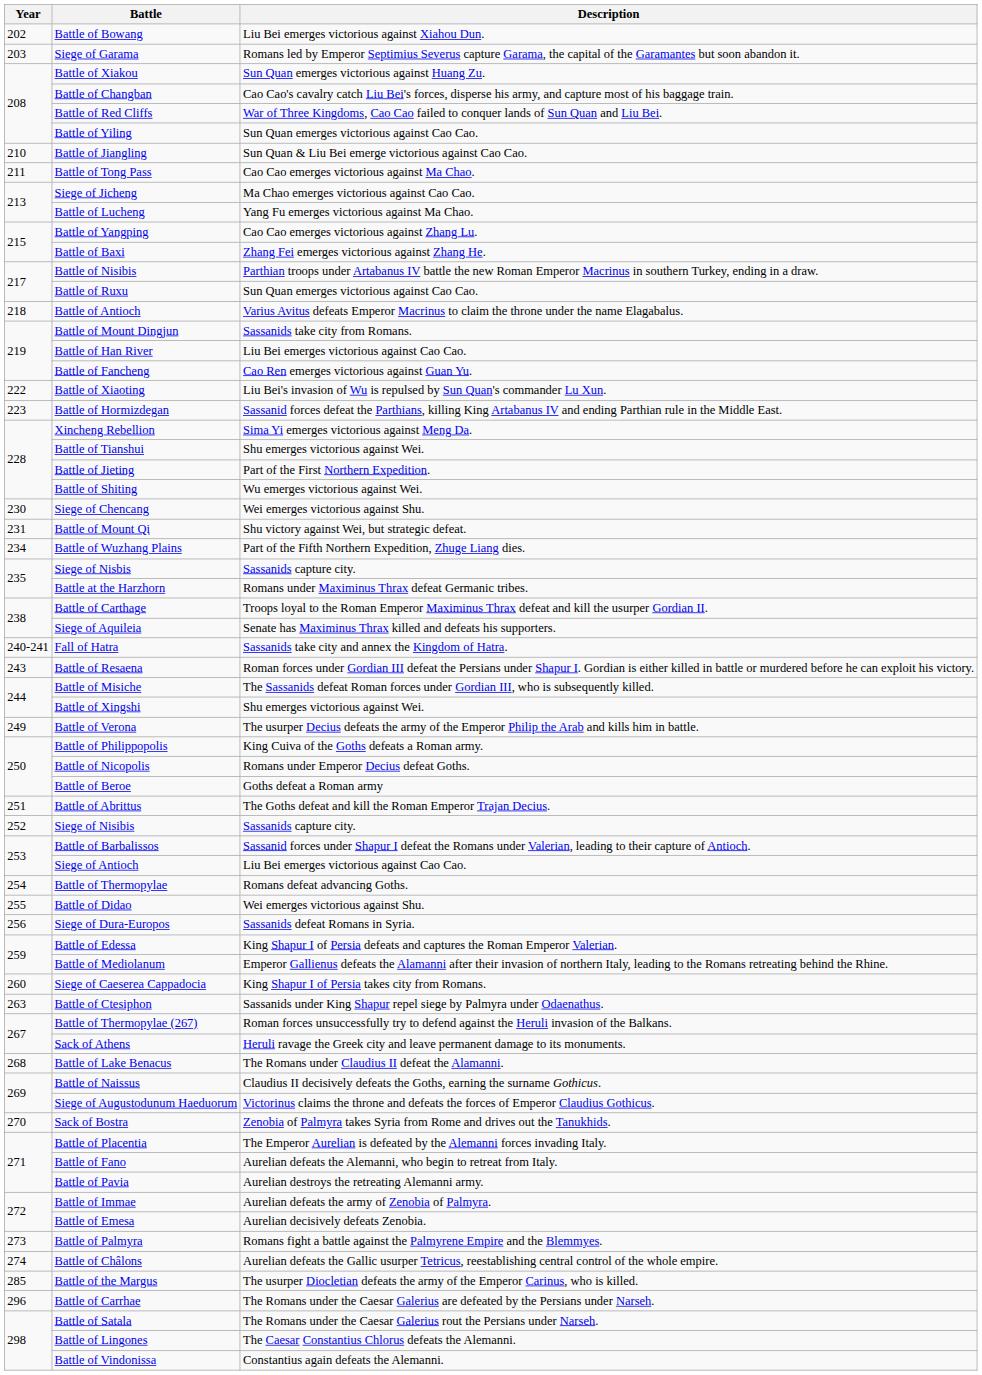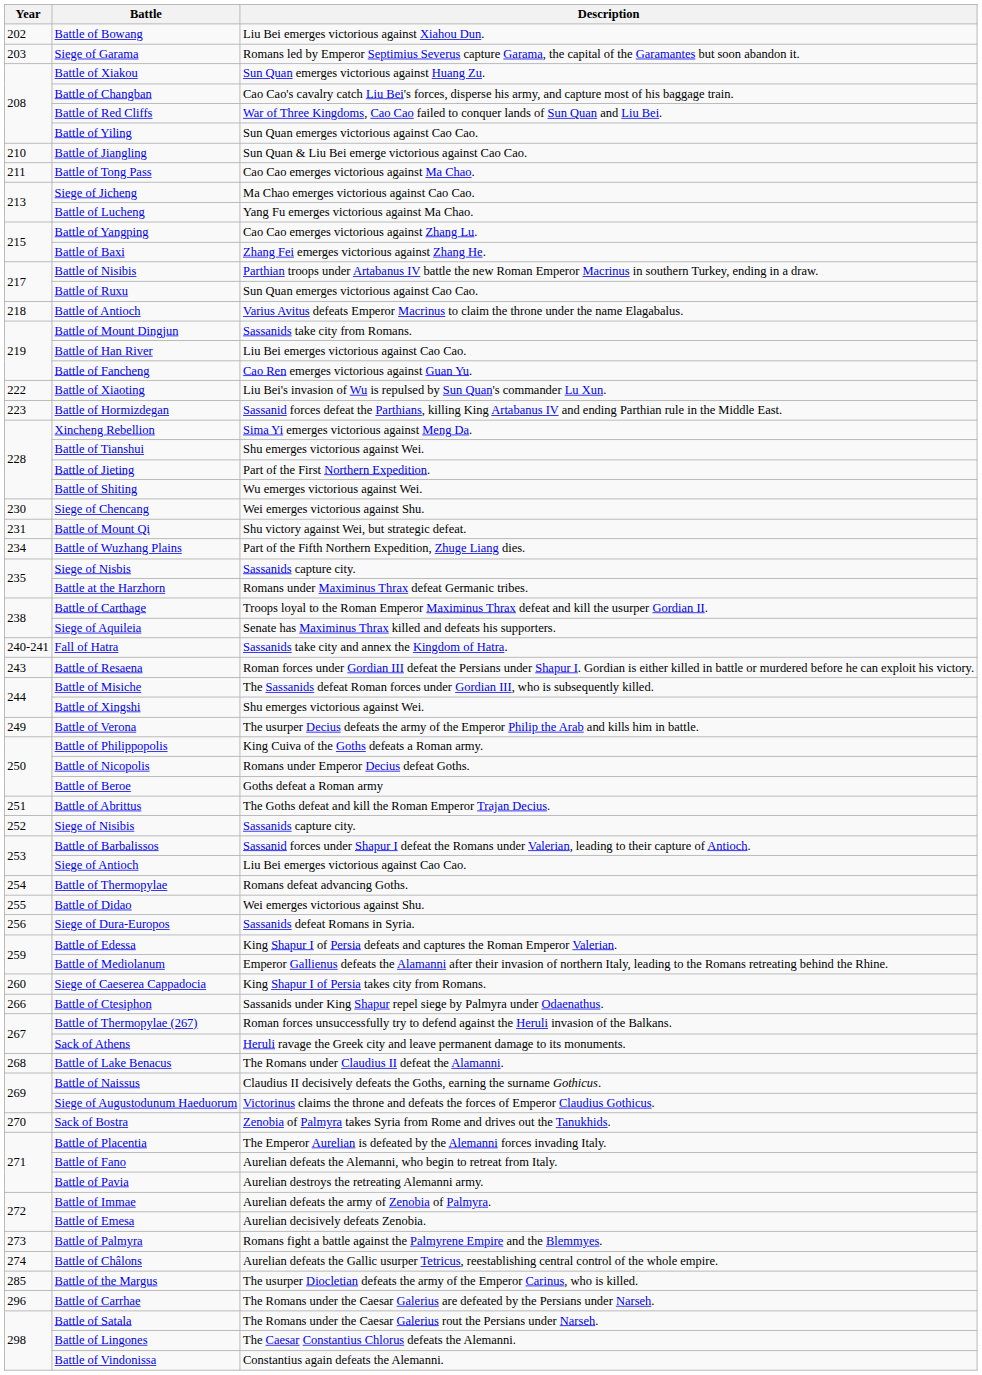(17, 1004) 263 -> (17, 1004) 266
